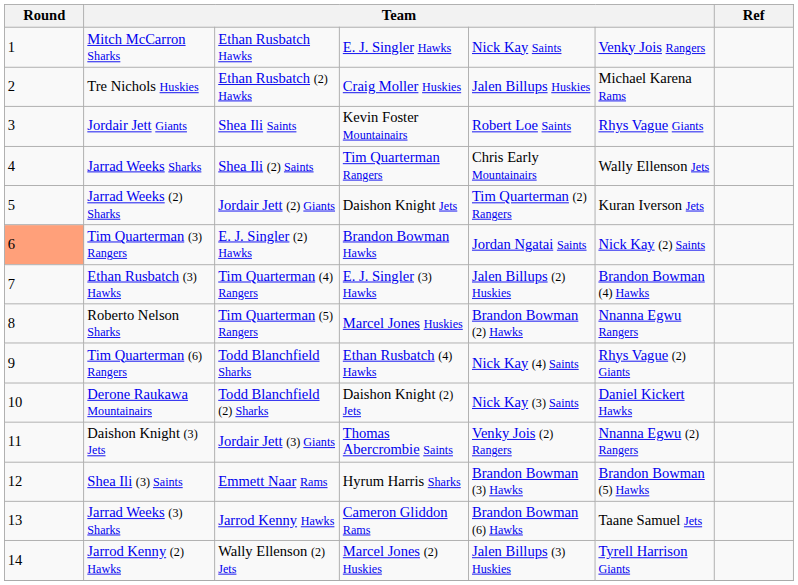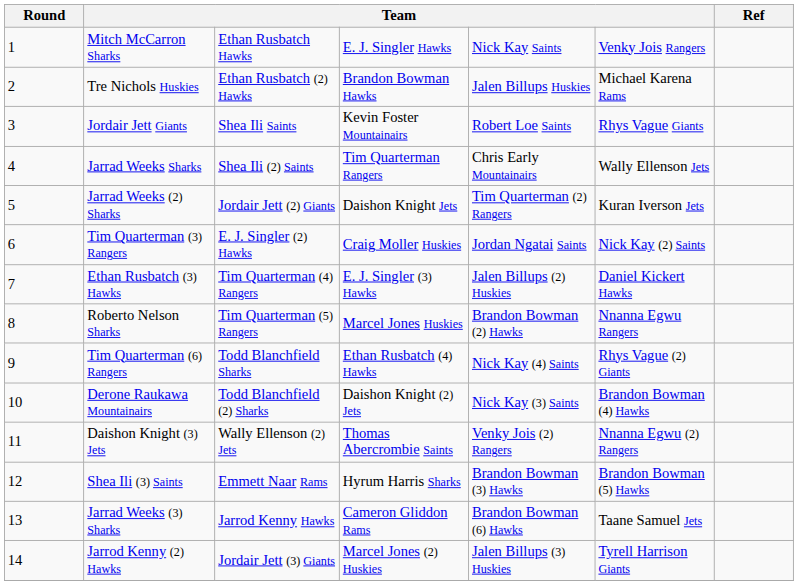(402, 86) Craig Moller Huskies -> (396, 86) Brandon Bowman Hawks
(11, 244) lightsalmon background -> (11, 244) no background
(396, 244) Brandon Bowman Hawks -> (402, 244) Craig Moller Huskies
(652, 284) Brandon Bowman (4) Hawks -> (641, 284) Daniel Kickert Hawks
(641, 402) Daniel Kickert Hawks -> (652, 402) Brandon Bowman (4) Hawks
(277, 442) Jordair Jett (3) Giants -> (272, 442) Wally Ellenson (2) Jets
(272, 560) Wally Ellenson (2) Jets -> (277, 560) Jordair Jett (3) Giants
